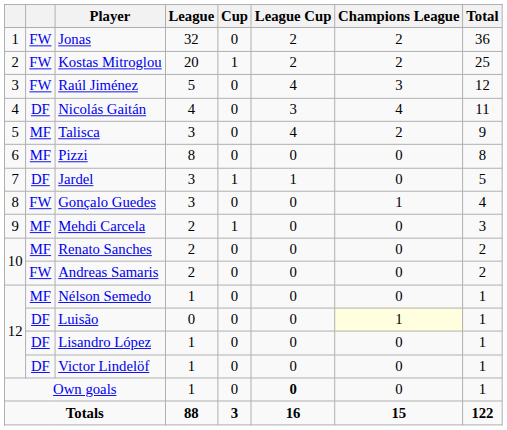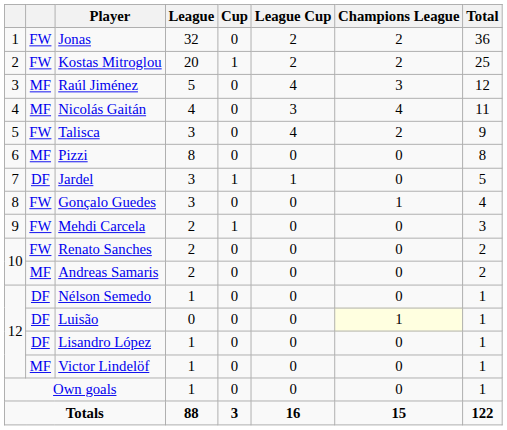(40, 86) FW -> (40, 86) MF
(40, 109) DF -> (40, 109) MF
(40, 132) MF -> (40, 132) FW
(40, 226) MF -> (40, 226) FW
(40, 249) MF -> (40, 249) FW
(40, 272) FW -> (40, 272) MF
(40, 296) MF -> (40, 296) DF
(40, 366) DF -> (40, 366) MF
(293, 389) bold -> (293, 389) normal
